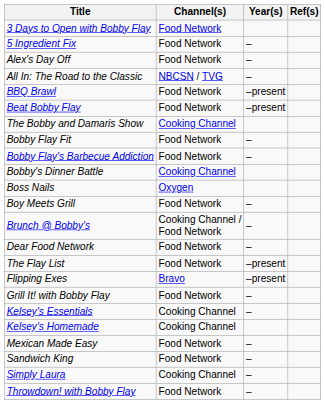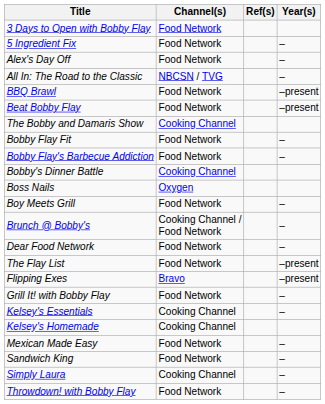columns swapped: (266, 12) <-> (304, 12)
